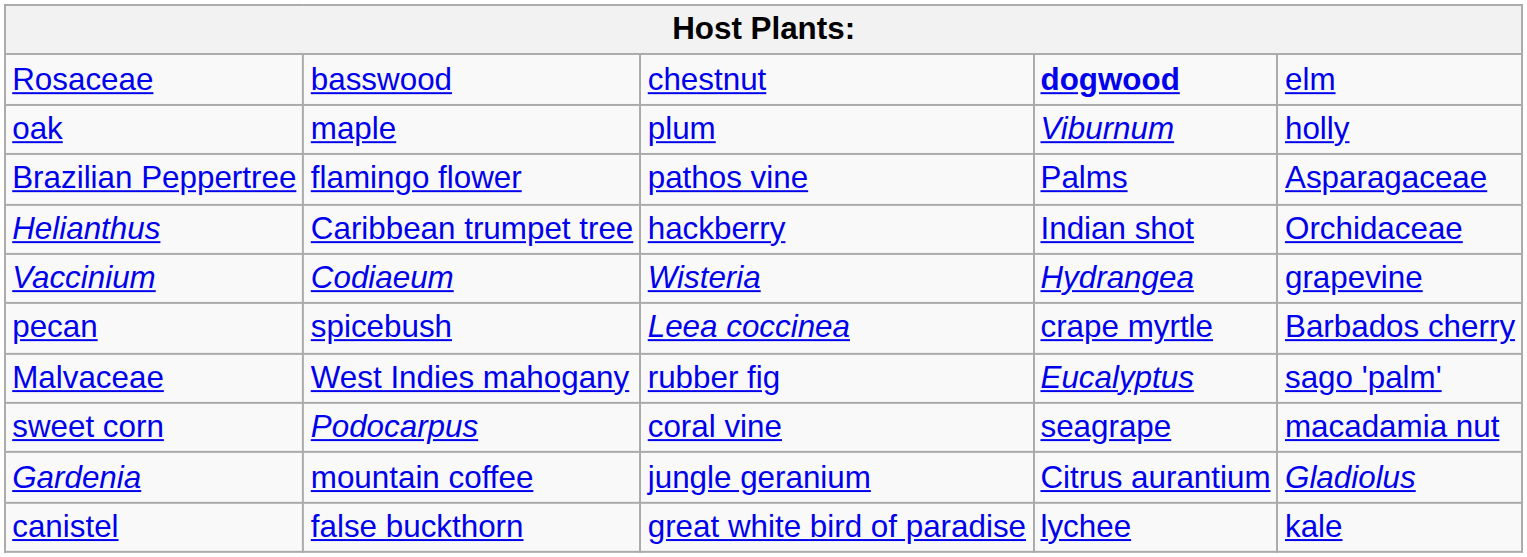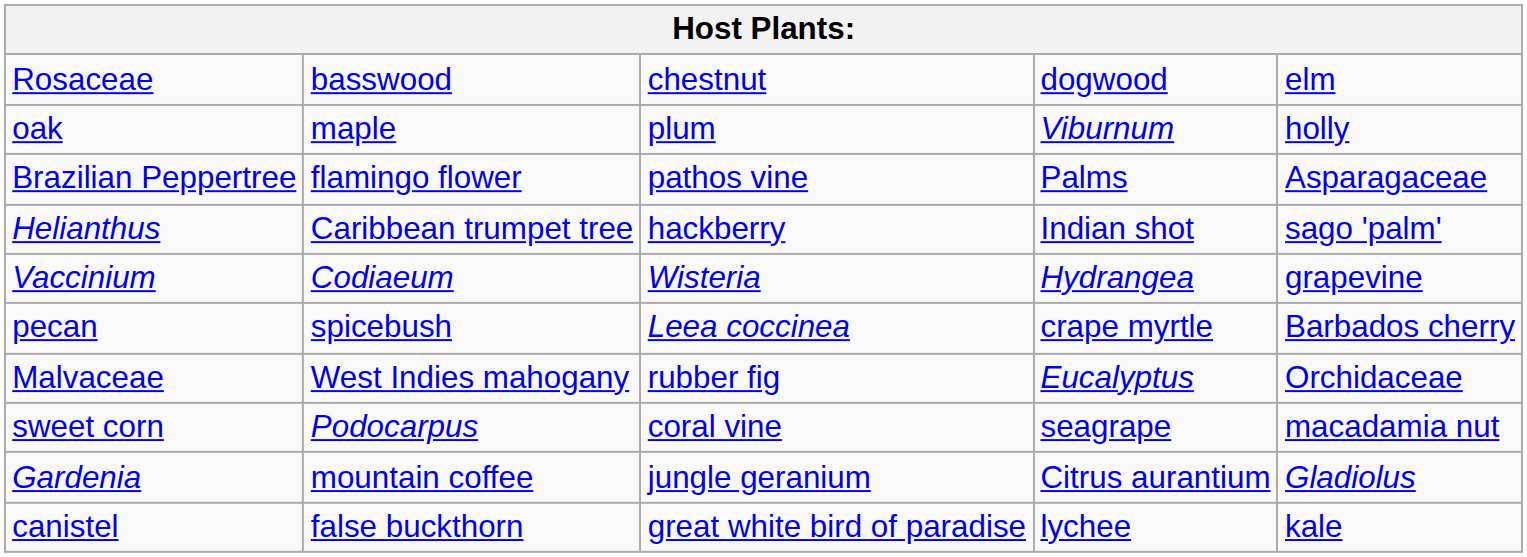(1110, 79) bold -> (1104, 79) normal
(1374, 228) Orchidaceae -> (1363, 228) sago 'palm'
(1363, 377) sago 'palm' -> (1374, 377) Orchidaceae
